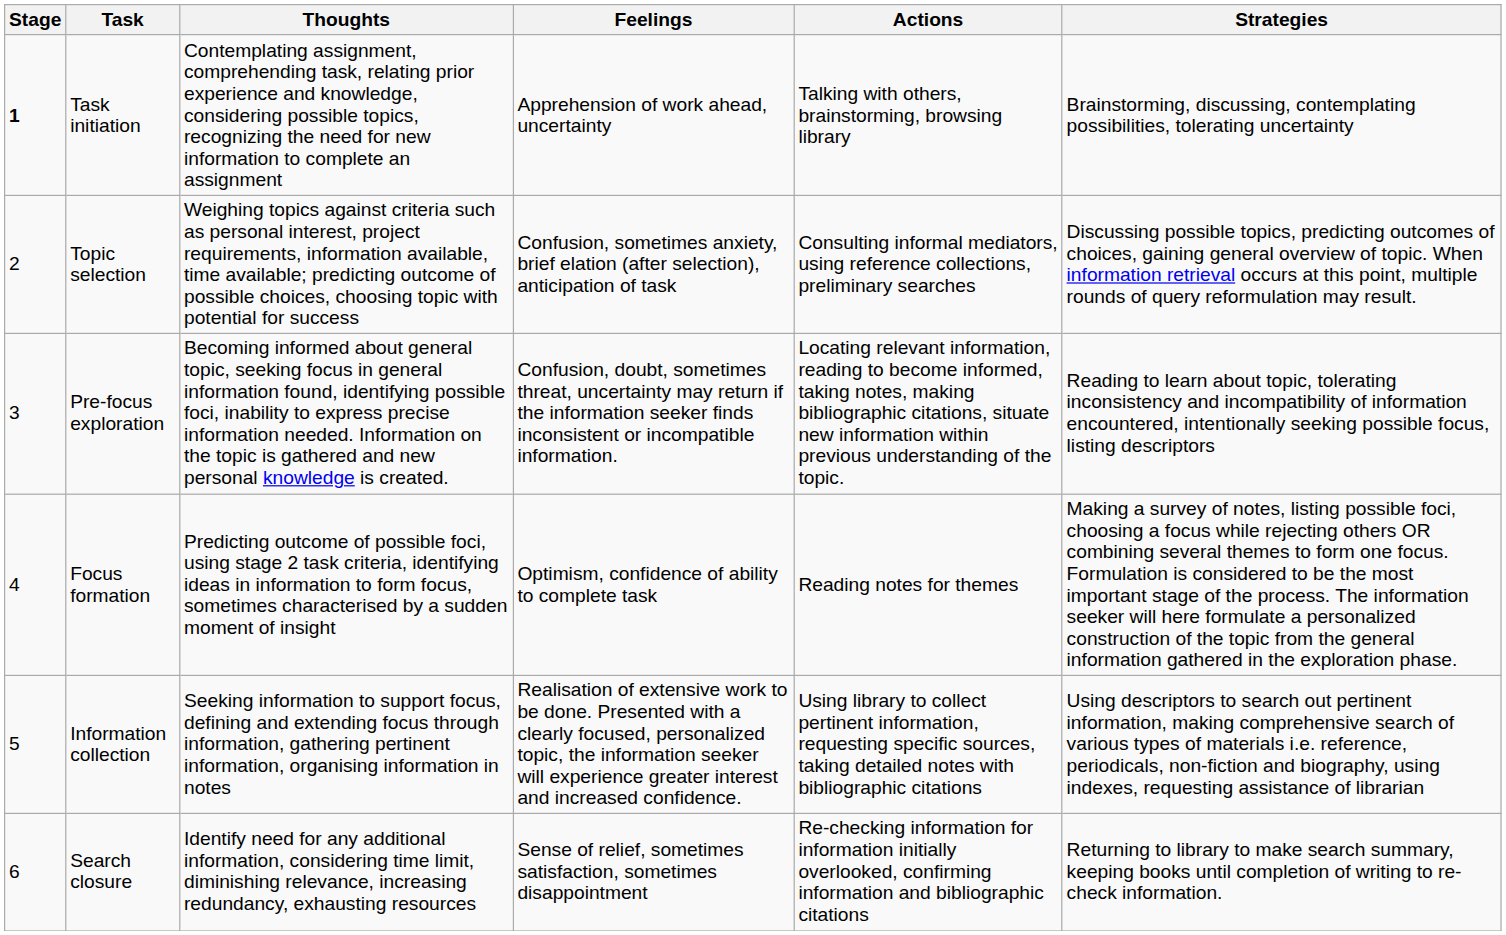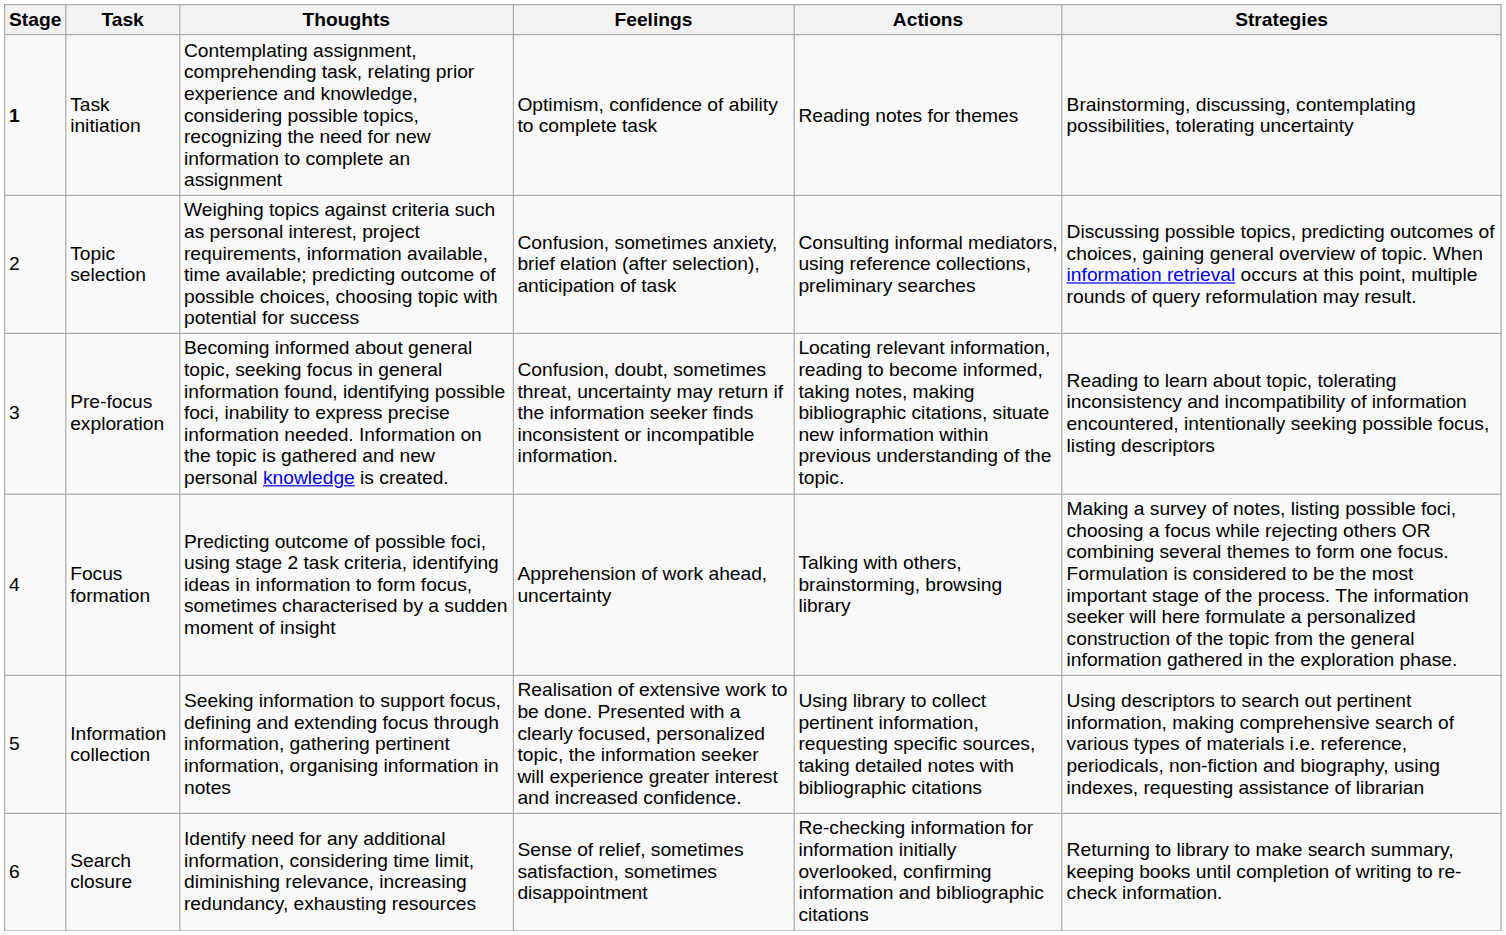(642, 114) Apprehension of work ahead, uncertainty -> (648, 114) Optimism, confidence of ability to complete task
(900, 114) Talking with others, brainstorming, browsing library -> (908, 114) Reading notes for themes
(648, 584) Optimism, confidence of ability to complete task -> (642, 584) Apprehension of work ahead, uncertainty
(908, 584) Reading notes for themes -> (900, 584) Talking with others, brainstorming, browsing library
